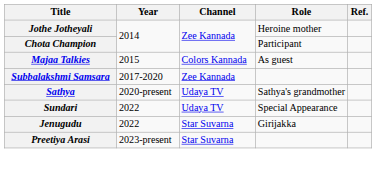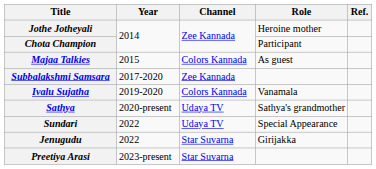+ row: (61, 92)
